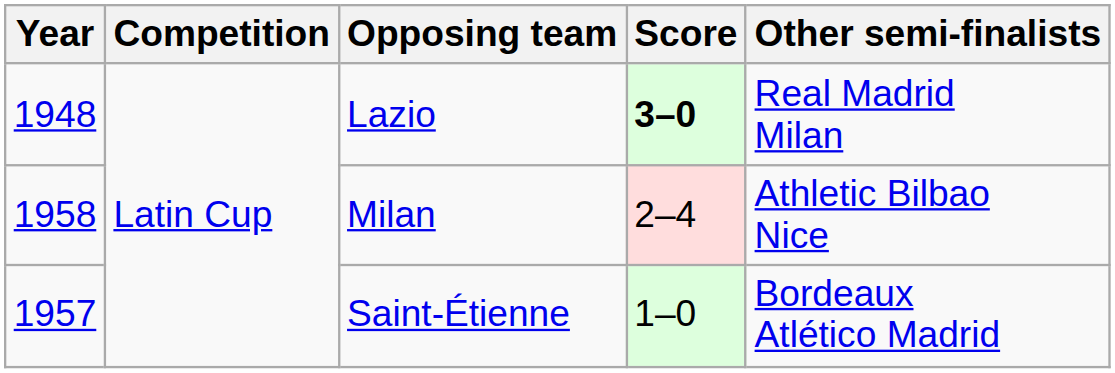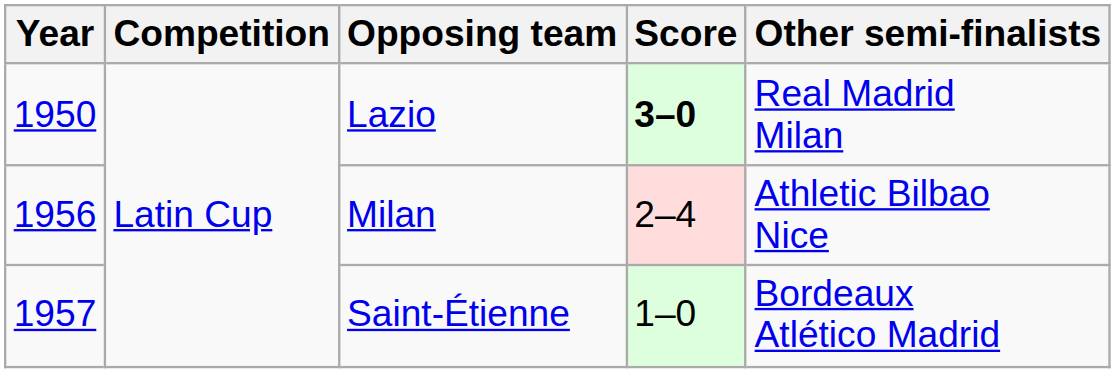(55, 113) 1948 -> (55, 113) 1950
(55, 214) 1958 -> (55, 214) 1956
